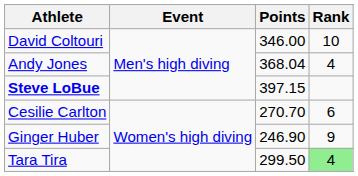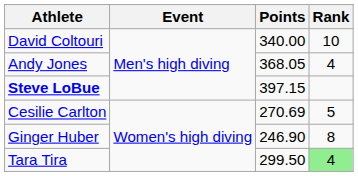(282, 41) 346.00 -> (282, 41) 340.00
(282, 65) 368.04 -> (282, 65) 368.05
(282, 112) 270.70 -> (282, 112) 270.69
(331, 112) 6 -> (331, 112) 5
(331, 136) 9 -> (331, 136) 8
